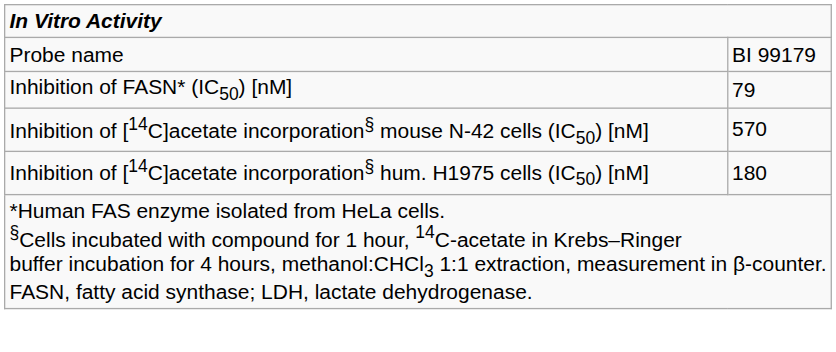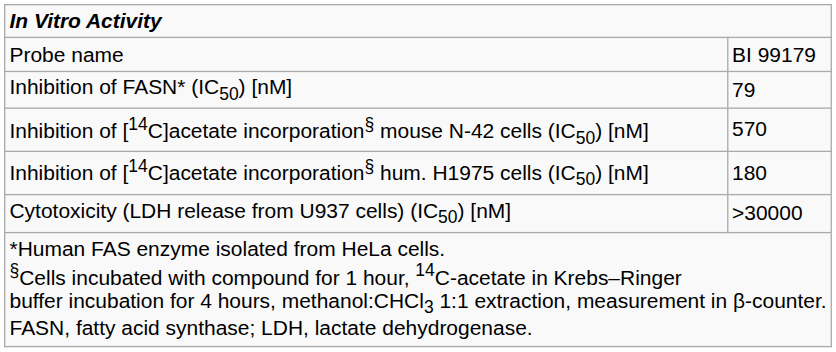+ row: (260, 213)
